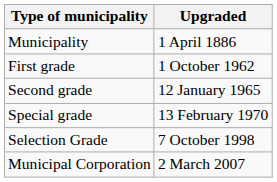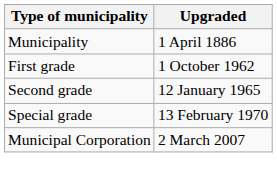- row: (58, 139)
